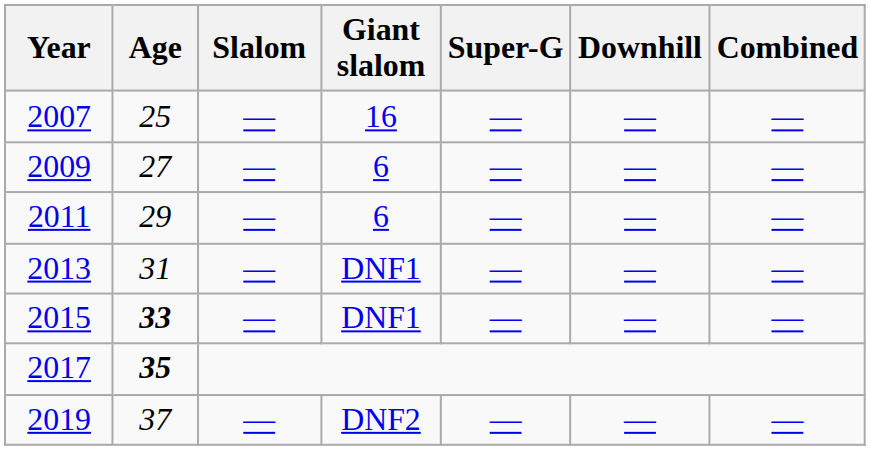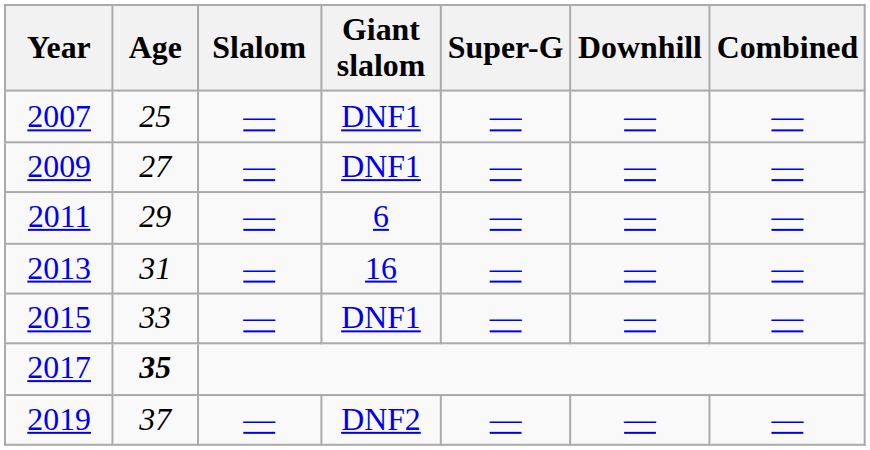(381, 116) 16 -> (381, 116) DNF1
(381, 166) 6 -> (381, 166) DNF1
(381, 267) DNF1 -> (381, 267) 16
(155, 318) bold -> (155, 318) normal
